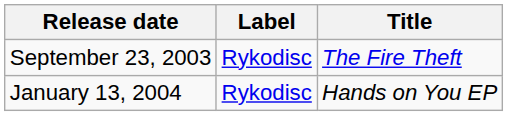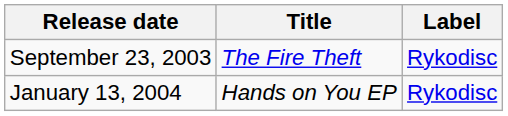columns swapped: (410, 22) <-> (267, 22)
